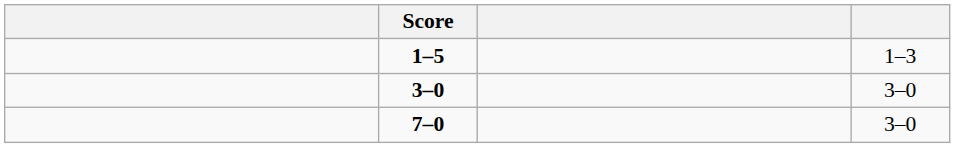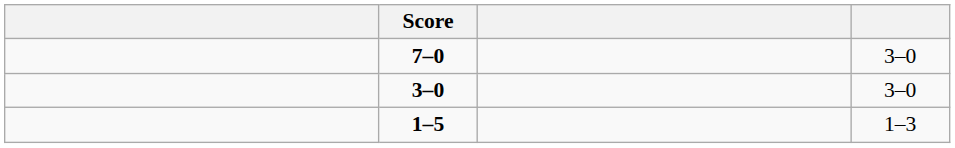rows swapped: (428, 55) <-> (428, 124)
